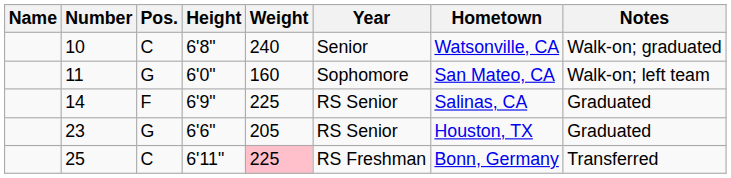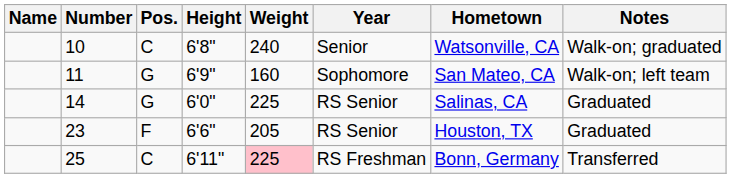(201, 74) 6'0" -> (201, 74) 6'9"
(146, 103) F -> (147, 103) G
(201, 103) 6'9" -> (201, 103) 6'0"
(147, 131) G -> (146, 131) F
